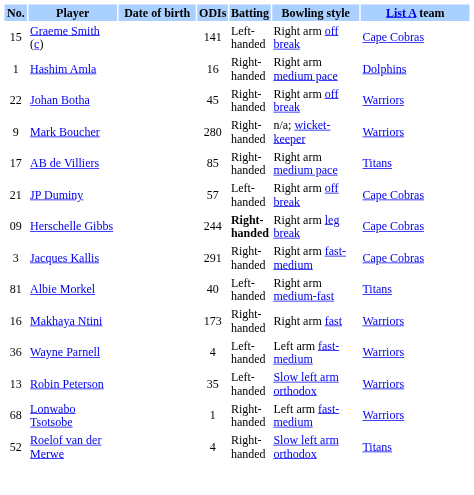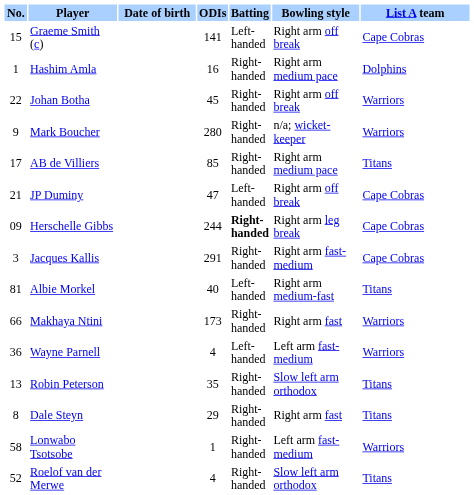(213, 195) 57 -> (213, 195) 47
(16, 321) 16 -> (16, 321) 66
(248, 384) Left-handed -> (248, 384) Right-handed
(383, 384) Warriors -> (377, 384) Titans
+ row: (57, 415)
(16, 415) 68 -> (16, 447) 58
